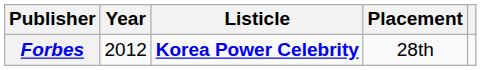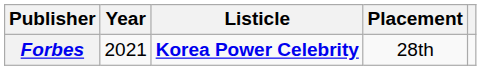(126, 49) 2012 -> (126, 49) 2021
